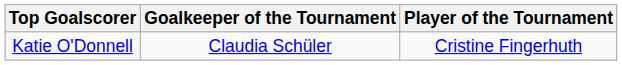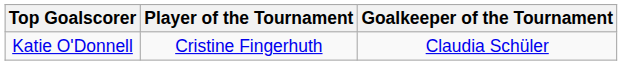columns swapped: (509, 18) <-> (270, 18)
